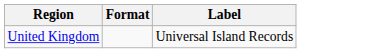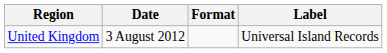+ column: (145, 15)
